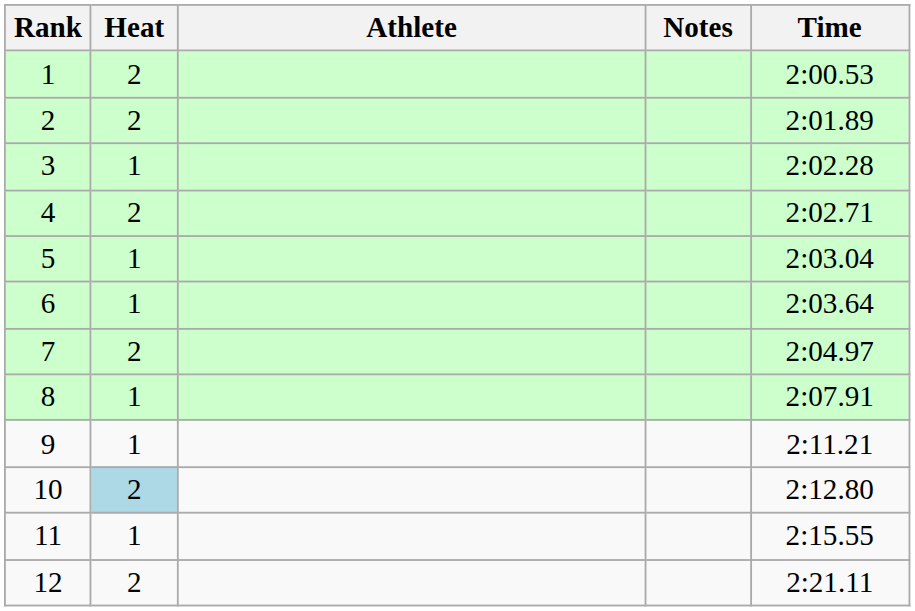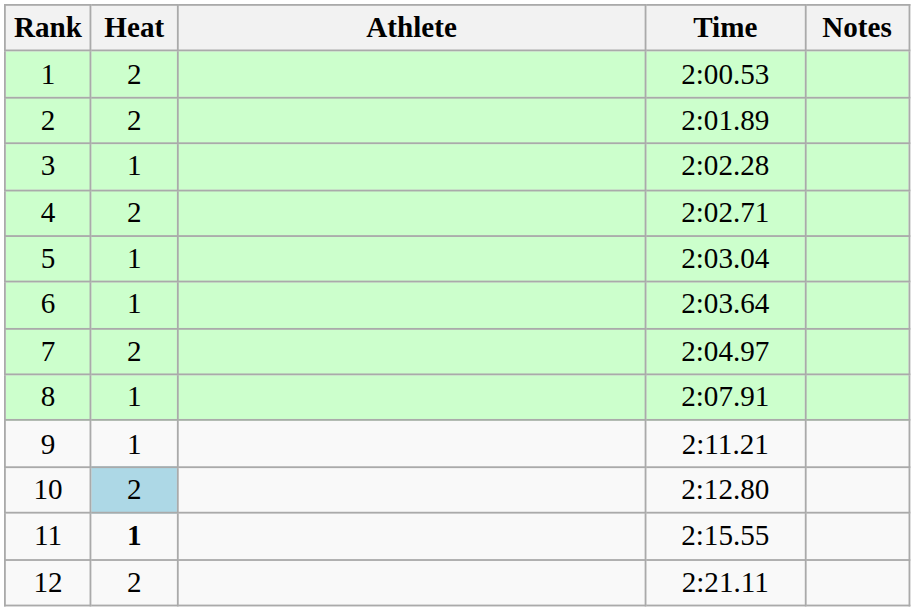columns swapped: (830, 27) <-> (698, 27)
(134, 535) normal -> (134, 535) bold
